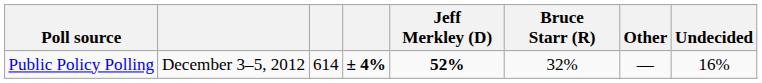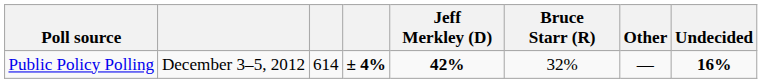(447, 64) 52% -> (447, 64) 42%
(714, 64) normal -> (714, 64) bold
